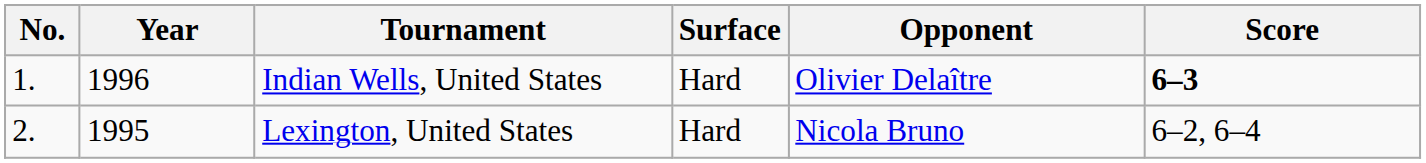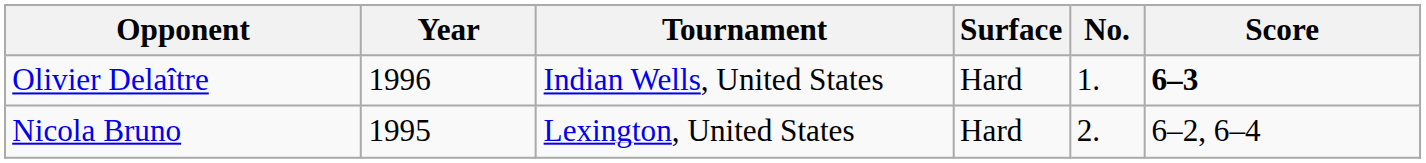columns swapped: (42, 29) <-> (966, 29)
